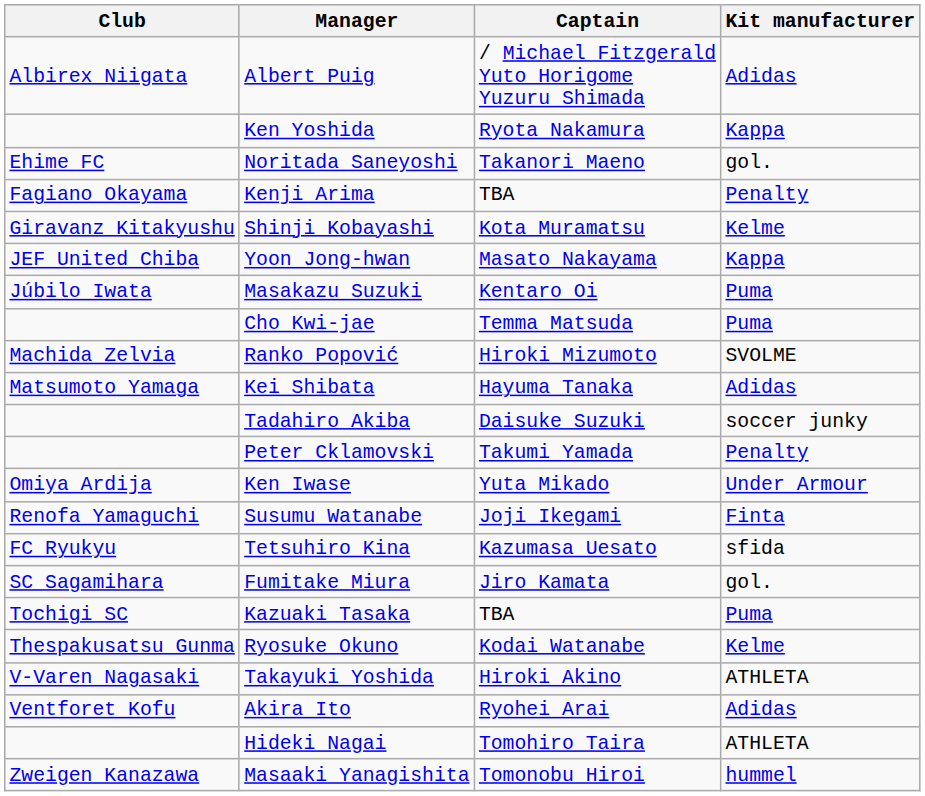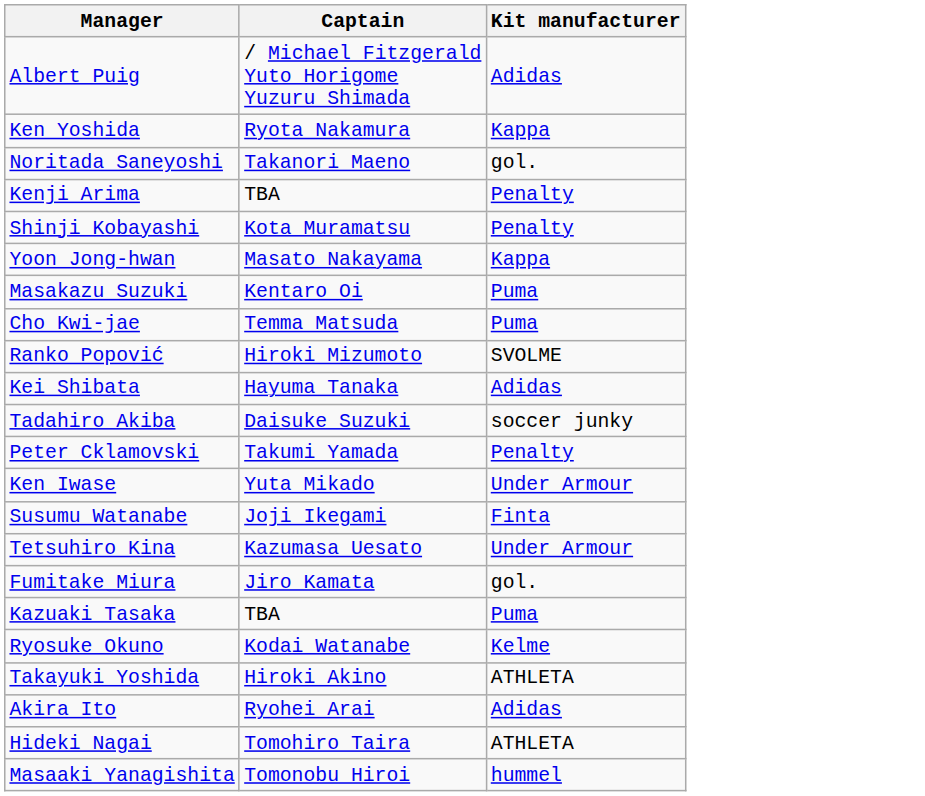- column: (122, 21)
(755, 227) Kelme -> (532, 227) Penalty
(755, 550) sfida -> (562, 550) Under Armour
